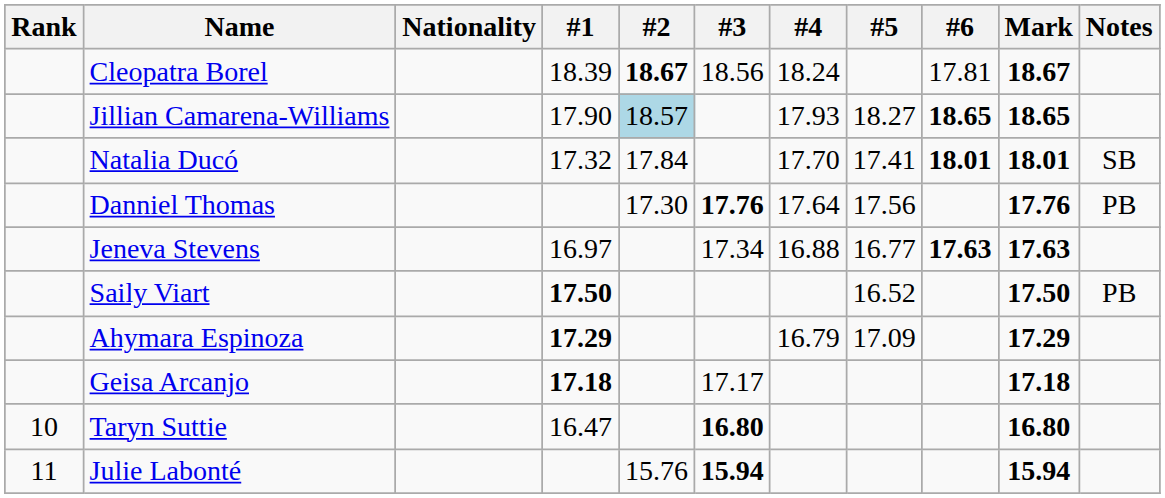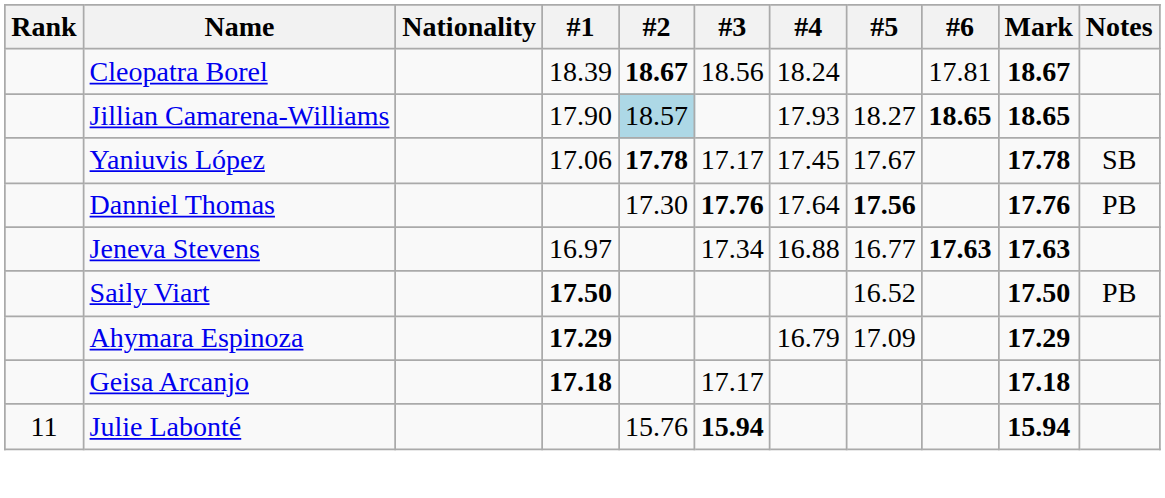- row: (164, 159)
+ row: (177, 159)
(884, 204) normal -> (884, 204) bold
- row: (158, 426)
